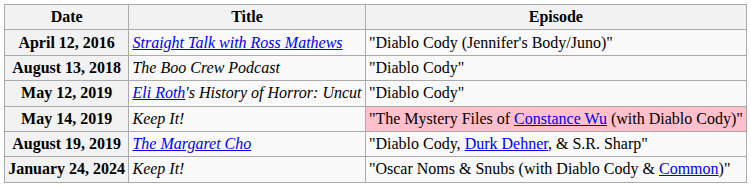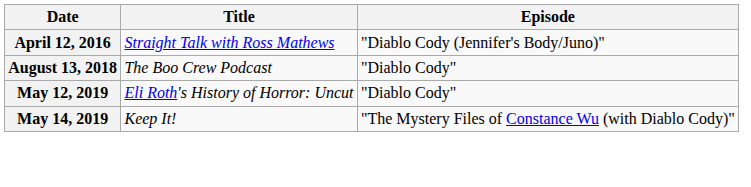(556, 118) pink background -> (548, 118) no background
- row: (67, 144)
- row: (67, 169)
